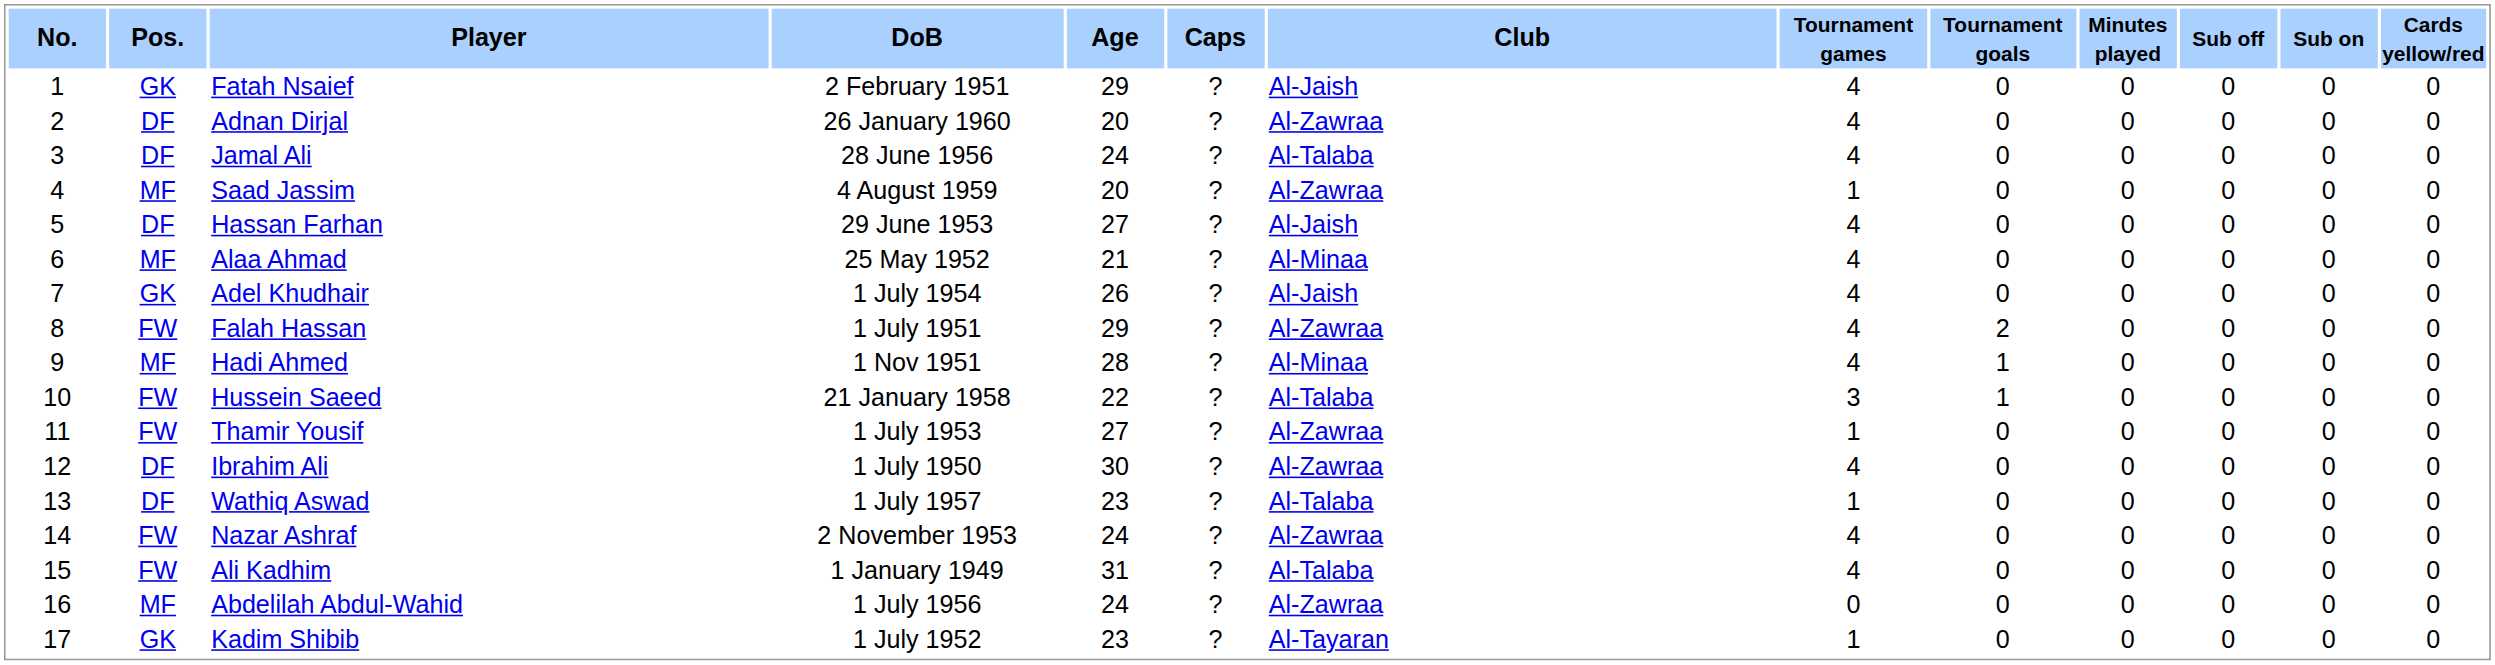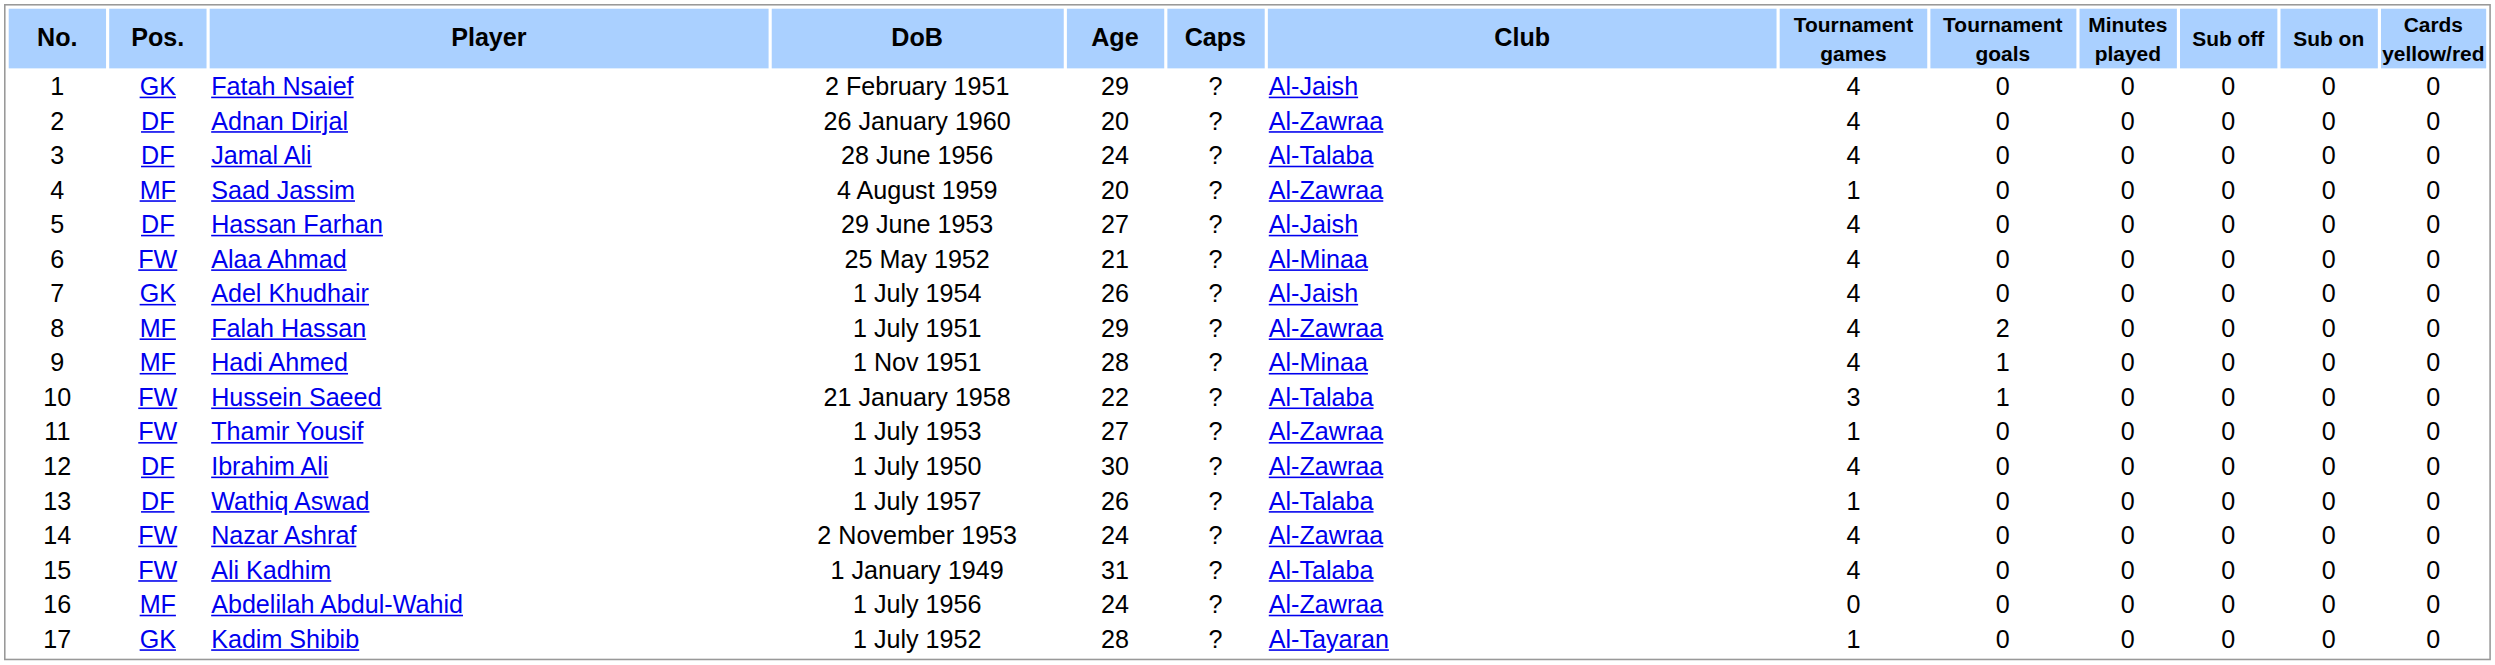(158, 259) MF -> (158, 259) FW
(158, 328) FW -> (158, 328) MF
(1115, 501) 23 -> (1115, 501) 26
(1115, 639) 23 -> (1115, 639) 28
